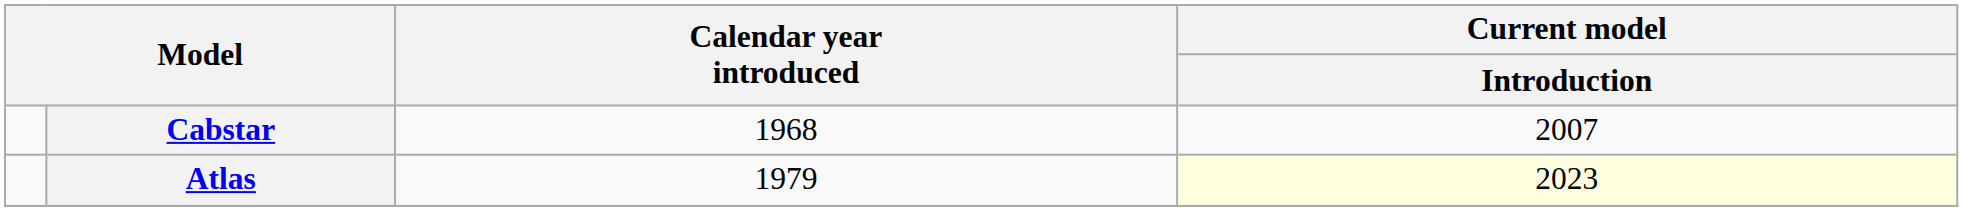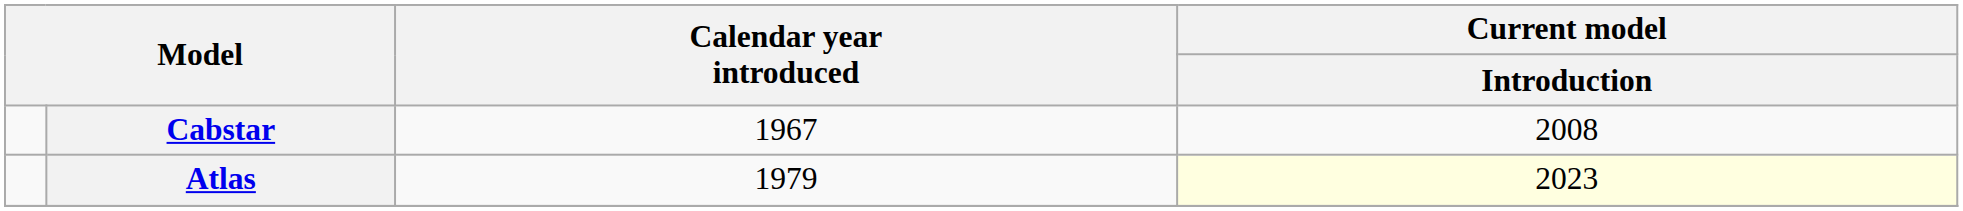(786, 129) 1968 -> (786, 129) 1967
(1567, 129) 2007 -> (1567, 129) 2008
